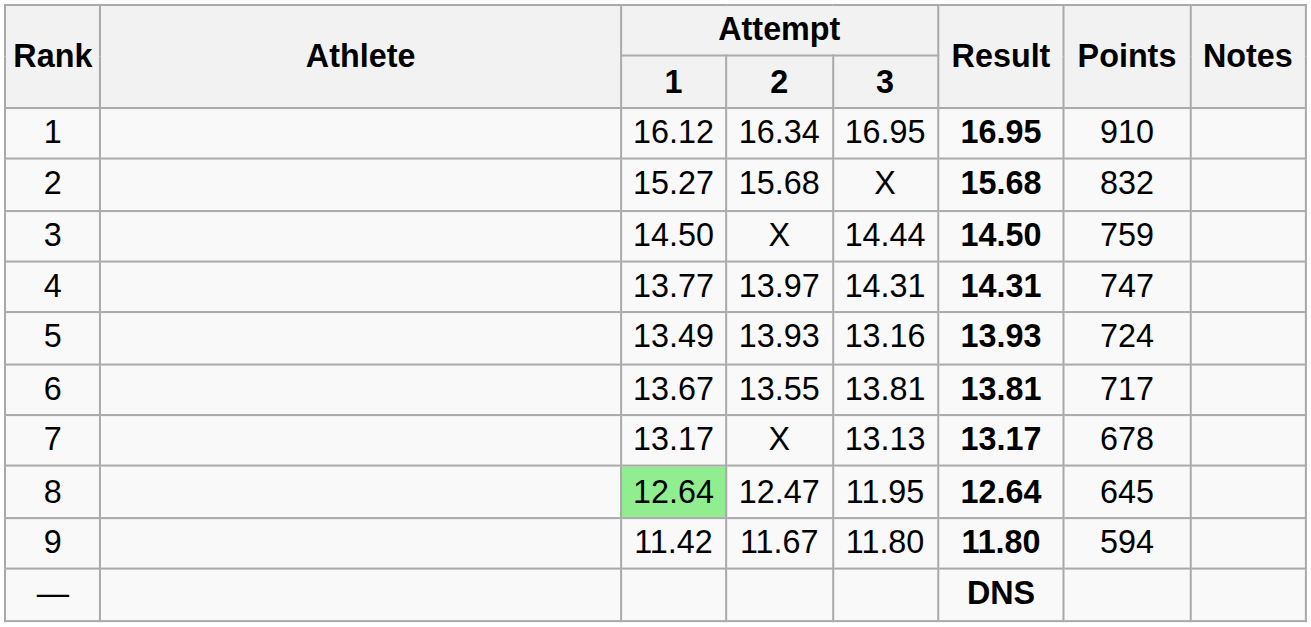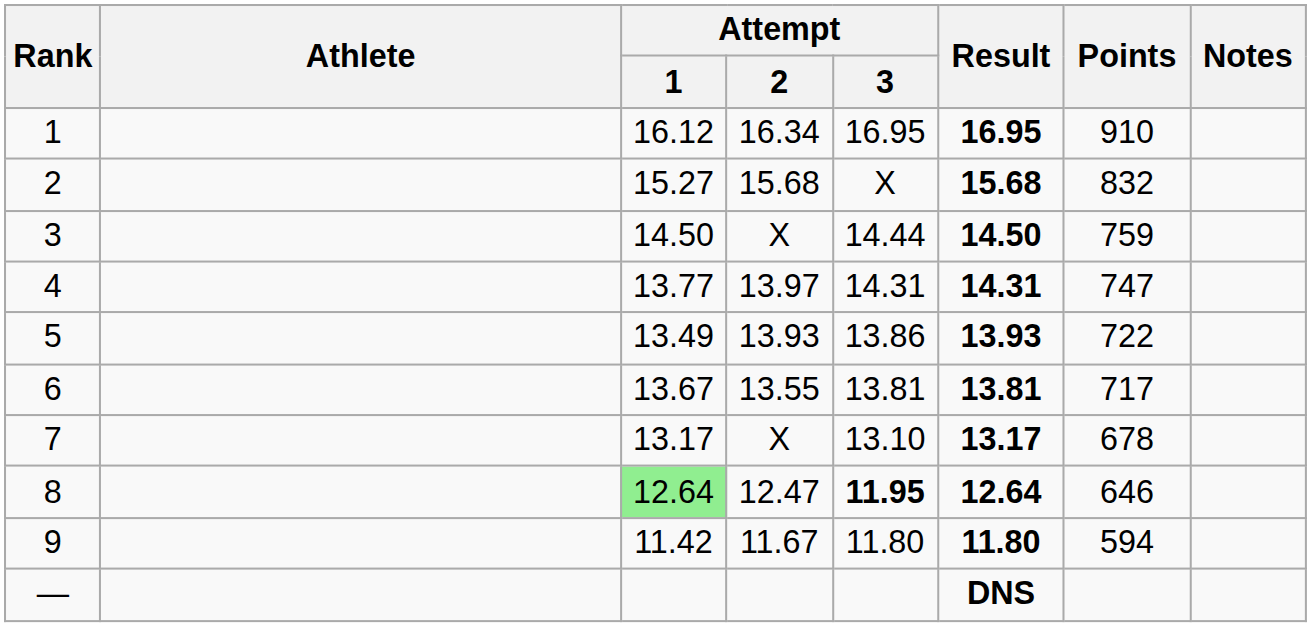(885, 337) 13.16 -> (885, 337) 13.86
(1127, 337) 724 -> (1127, 337) 722
(885, 440) 13.13 -> (885, 440) 13.10
(885, 491) normal -> (885, 491) bold
(1127, 491) 645 -> (1127, 491) 646
